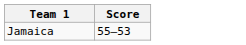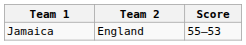+ column: (140, 13)
